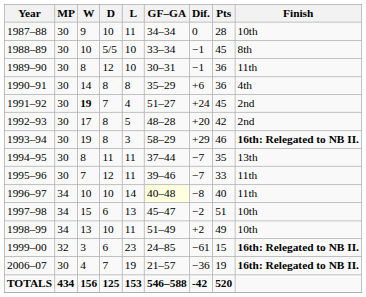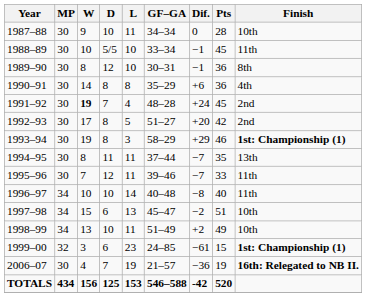(245, 49) 8th -> (247, 49) 11th
(247, 67) 11th -> (245, 67) 8th
(161, 103) 51–27 -> (161, 103) 48–28
(161, 121) 48–28 -> (161, 121) 51–27
(298, 139) 16th: Relegated to NB II. -> (291, 139) 1st: Championship (1)
(161, 193) lightyellow background -> (161, 193) no background
(298, 247) 16th: Relegated to NB II. -> (291, 247) 1st: Championship (1)
